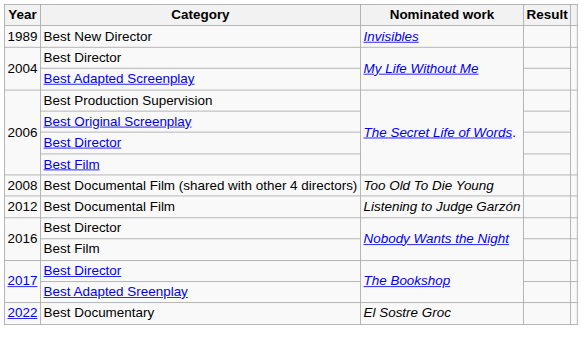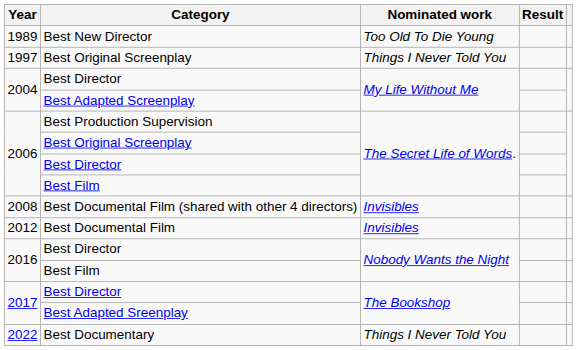(391, 36) Invisibles -> (429, 36) Too Old To Die Young
+ row: (22, 57)
(429, 185) Too Old To Die Young -> (391, 206) Invisibles
(442, 206) Listening to Judge Garzón -> (391, 228) Invisibles
(407, 313) El Sostre Groc -> (435, 334) Things I Never Told You
